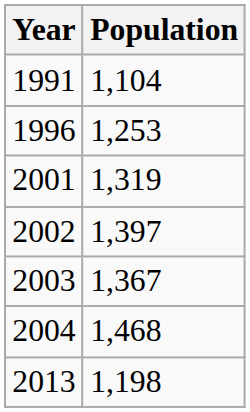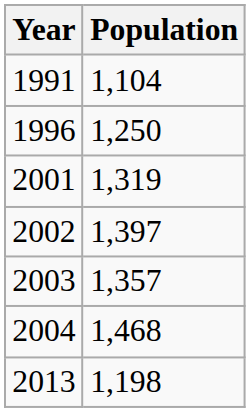(126, 130) 1,253 -> (126, 130) 1,250
(126, 280) 1,367 -> (126, 280) 1,357
